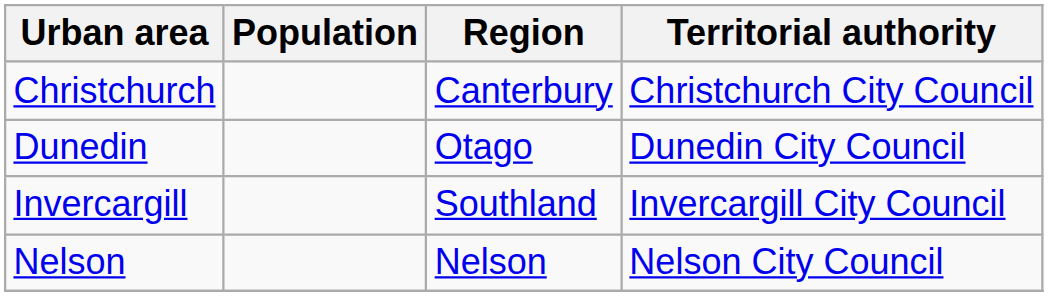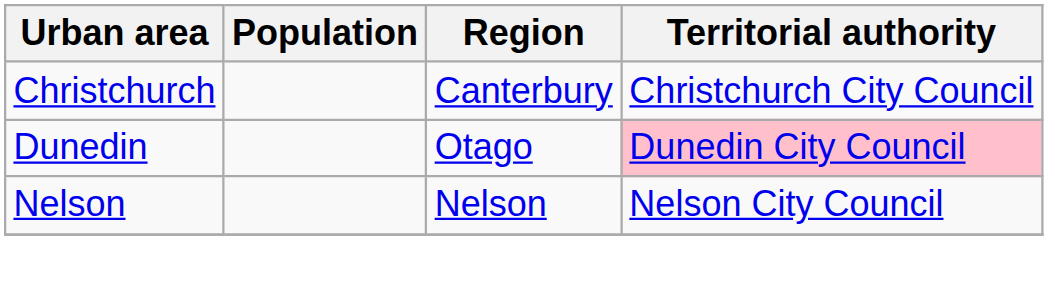(797, 147) no background -> (797, 147) pink background
- row: (100, 204)
